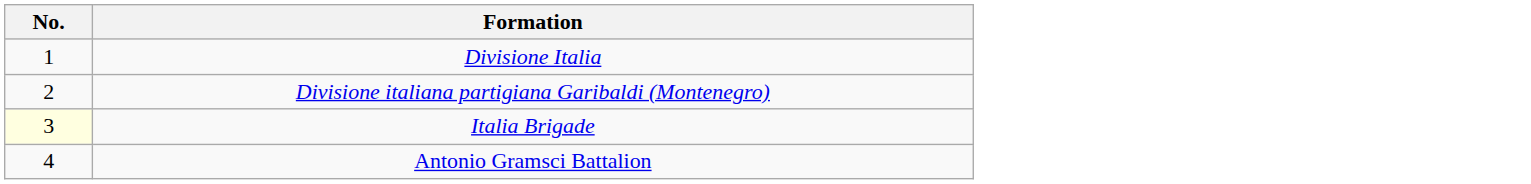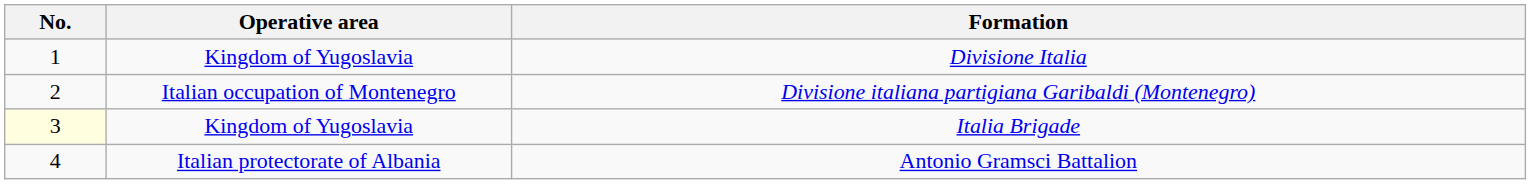+ column: (309, 21)
